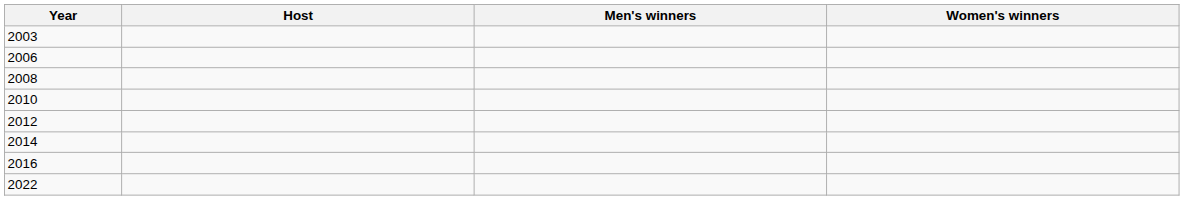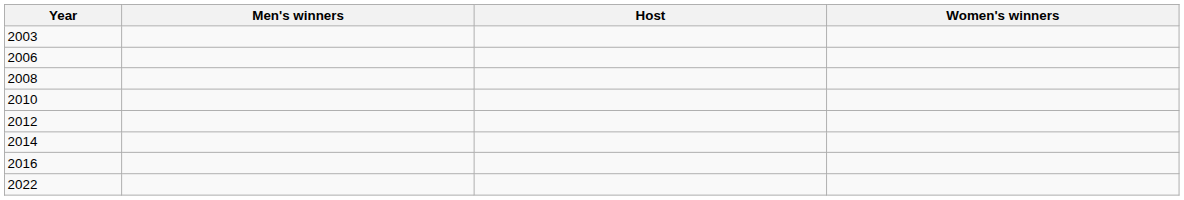columns swapped: (298, 15) <-> (650, 15)
